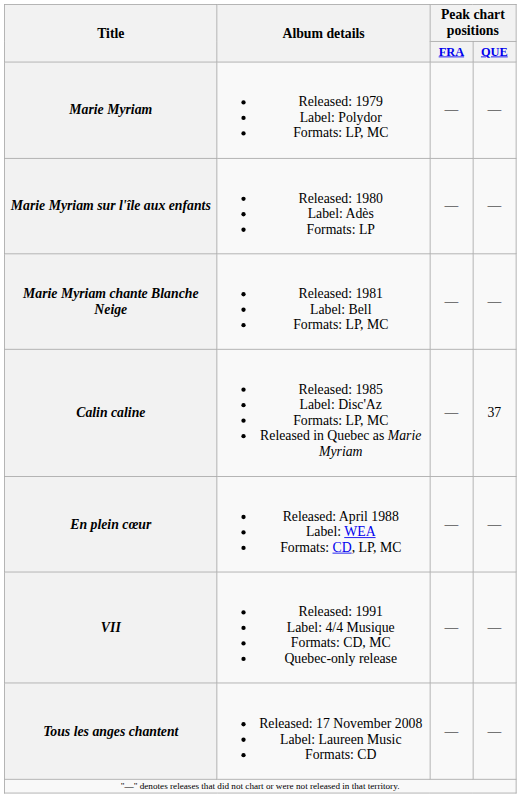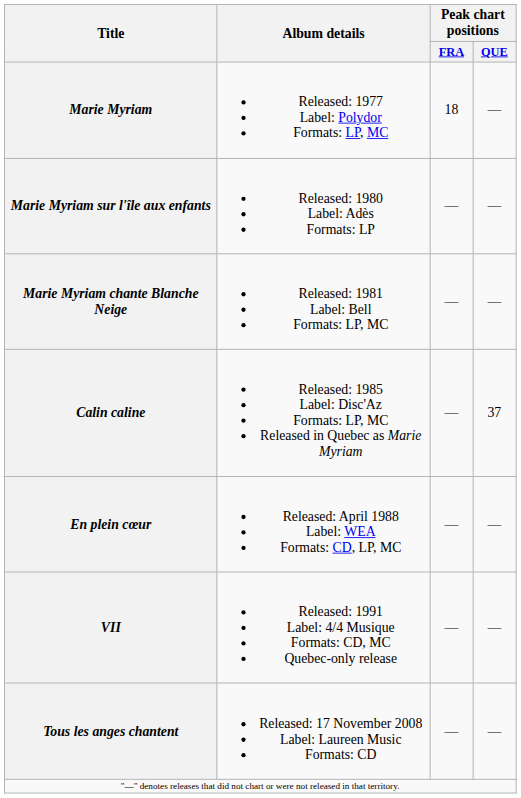+ row: (324, 118)
- row: (324, 118)
